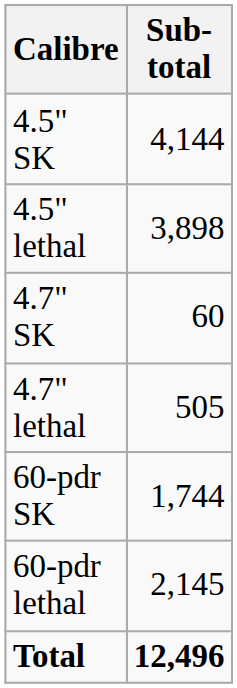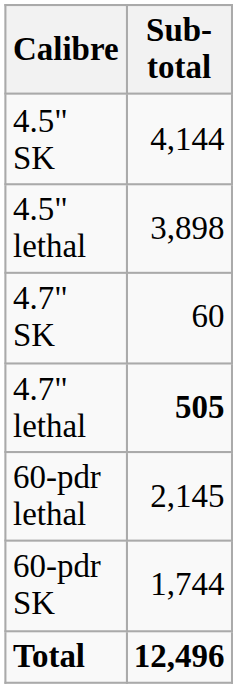(200, 406) normal -> (200, 406) bold
rows swapped: (57, 495) <-> (57, 585)
